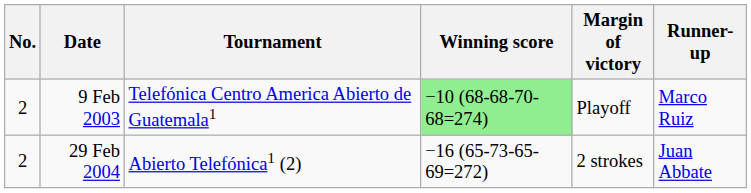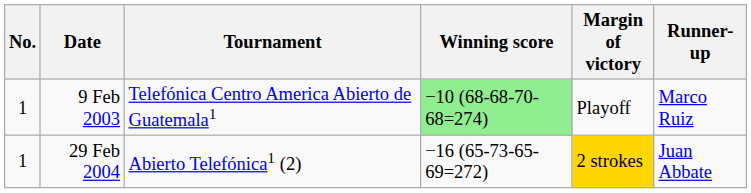(23, 107) 2 -> (23, 107) 1
(23, 161) 2 -> (23, 161) 1
(610, 161) no background -> (610, 161) gold background
